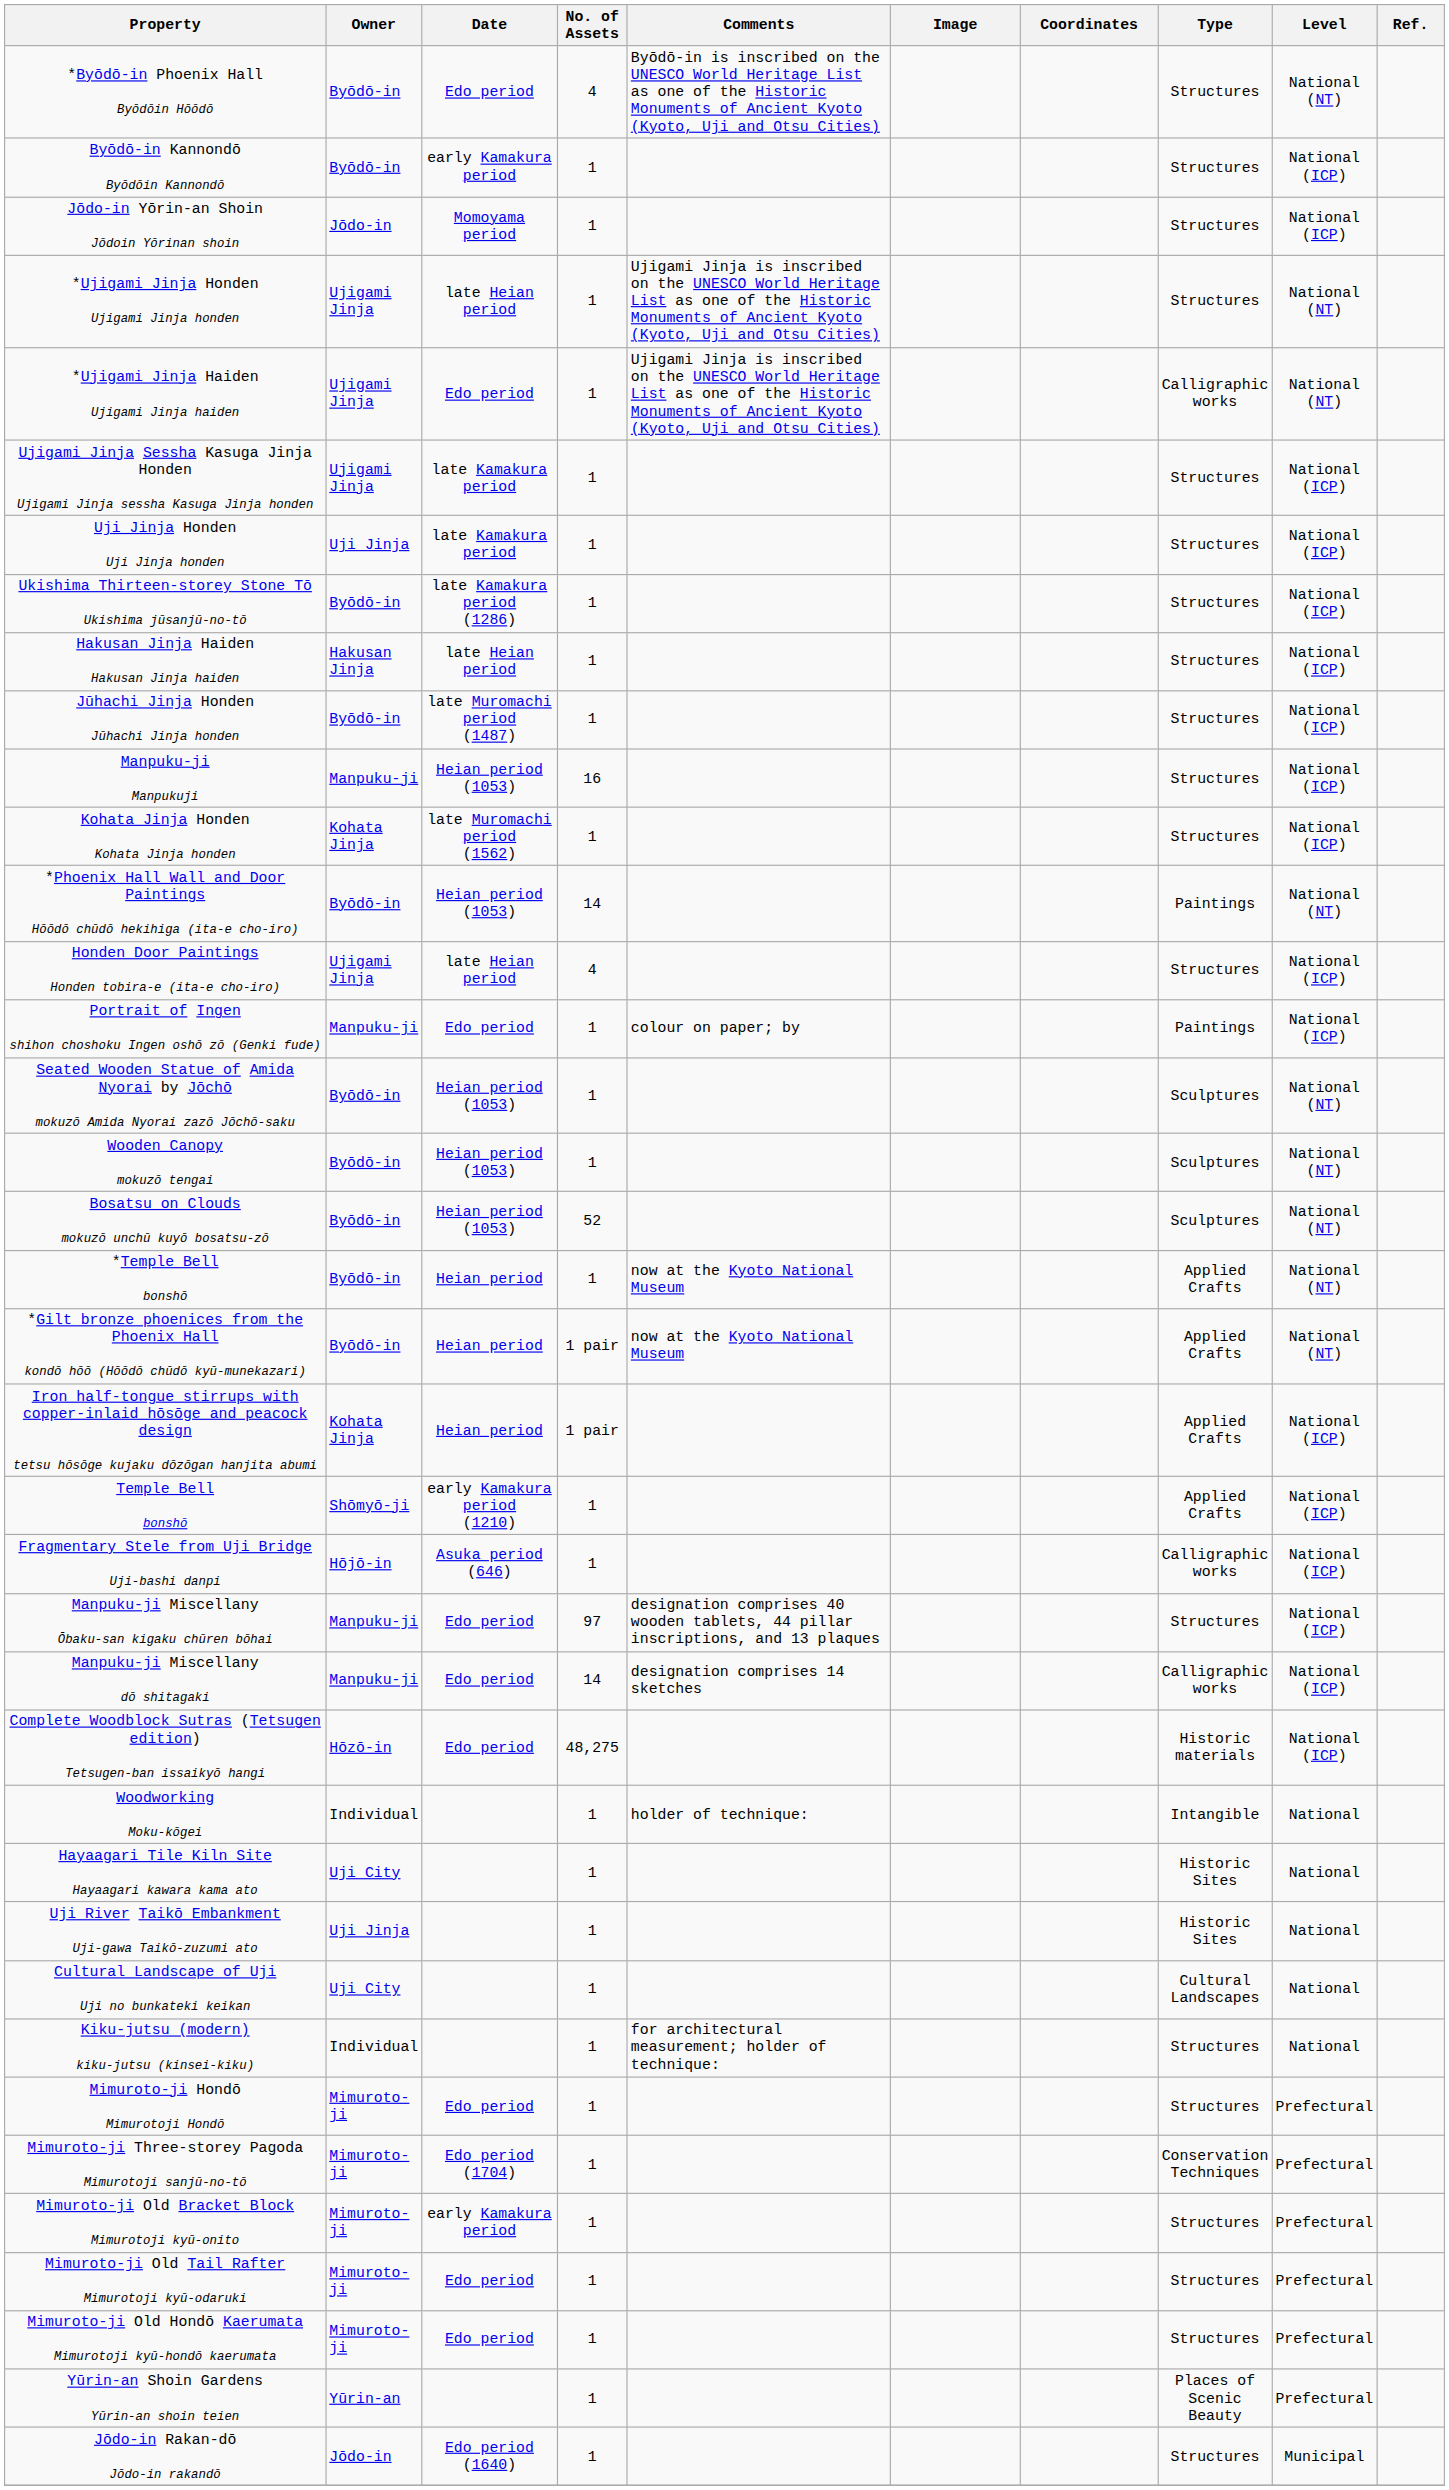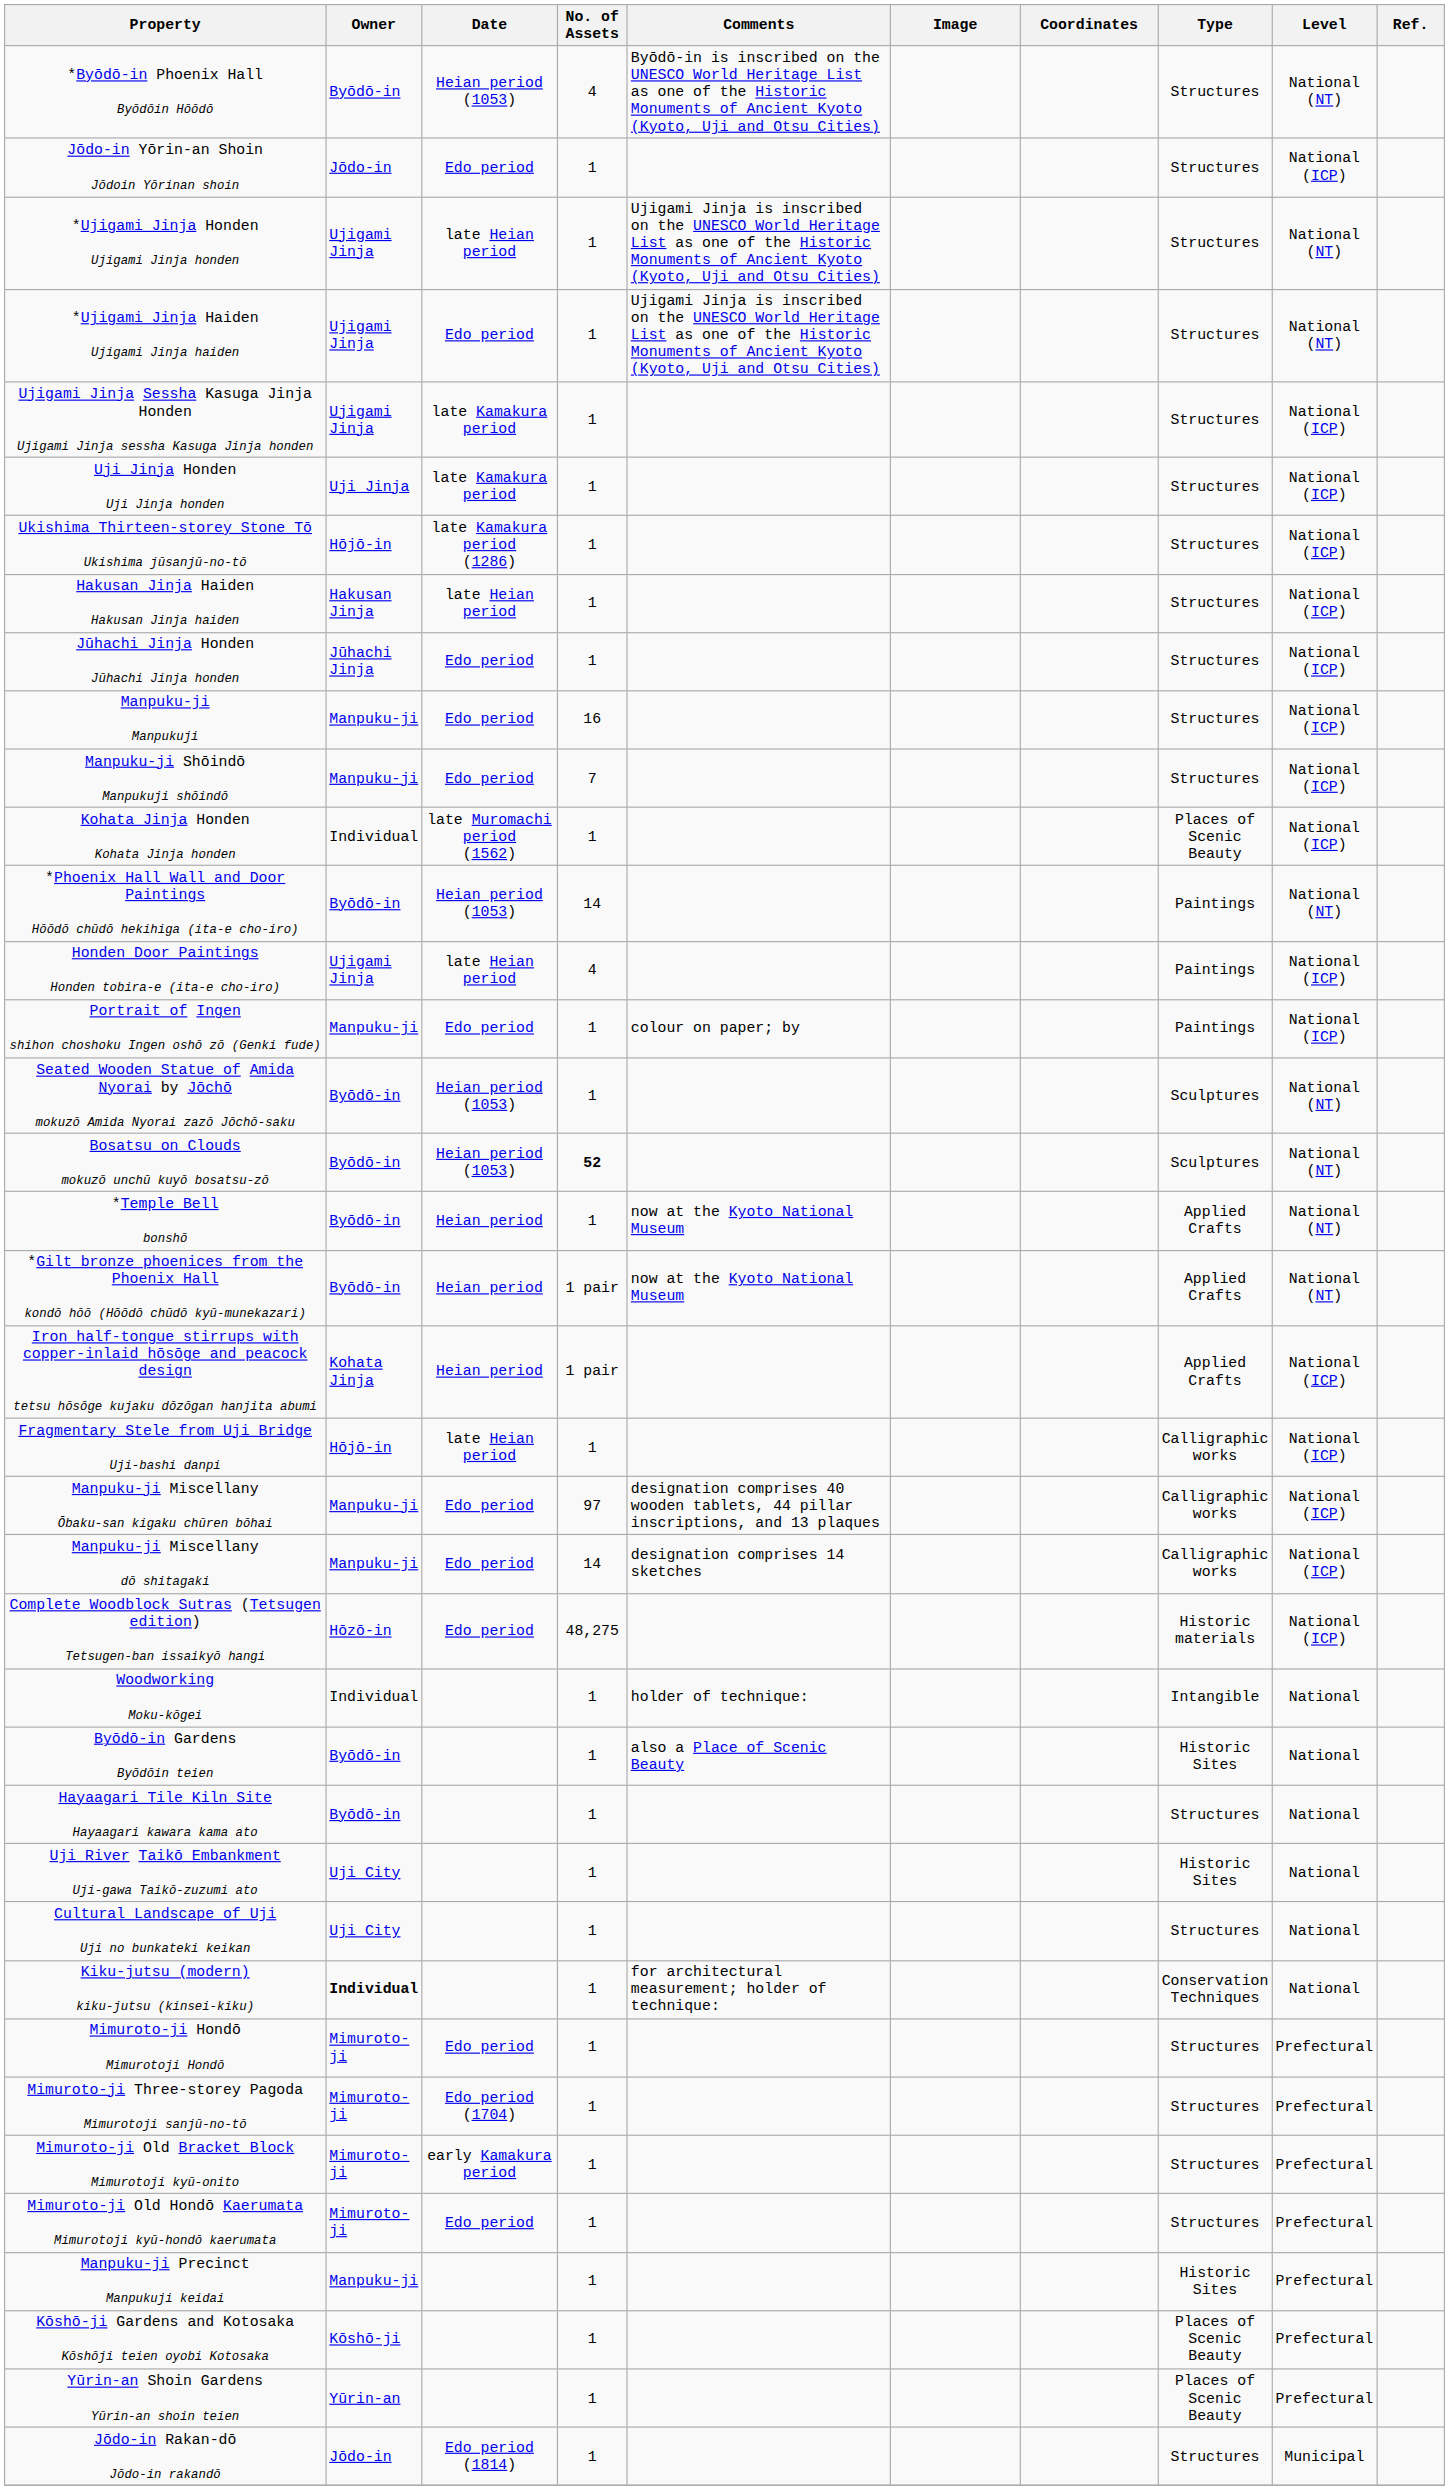(489, 92) Edo period -> (489, 92) Heian period (1053)
- row: (165, 167)
(489, 226) Momoyama period -> (489, 168) Edo period
(1215, 394) Calligraphic works -> (1215, 336) Structures
(365, 603) Byōdō-in -> (360, 545) Hōjō-in
(365, 720) Byōdō-in -> (360, 662) Jūhachi Jinja
(489, 720) late Muromachi period (1487) -> (489, 662) Edo period
(489, 778) Heian period (1053) -> (489, 720) Edo period
+ row: (165, 778)
(356, 837) Kohata Jinja -> (374, 837) Individual
(1215, 837) Structures -> (1215, 837) Places of Scenic Beauty
(1215, 970) Structures -> (1215, 970) Paintings
- row: (165, 1162)
(592, 1221) normal -> (592, 1163) bold
- row: (165, 1505)
(489, 1564) Asuka period (646) -> (489, 1447) late Heian period
(1215, 1622) Structures -> (1215, 1506) Calligraphic works
+ row: (165, 1756)
(365, 1873) Uji City -> (365, 1814) Byōdō-in
(1215, 1873) Historic Sites -> (1215, 1814) Structures
(369, 1931) Uji Jinja -> (365, 1873) Uji City
(1215, 1990) Cultural Landscapes -> (1215, 1931) Structures
(374, 2048) normal -> (374, 1990) bold
(1215, 2048) Structures -> (1215, 1990) Conservation Techniques
(1215, 2165) Conservation Techniques -> (1215, 2106) Structures
- row: (165, 2281)
+ row: (165, 2281)
+ row: (165, 2339)
(489, 2456) Edo period (1640) -> (489, 2456) Edo period (1814)
